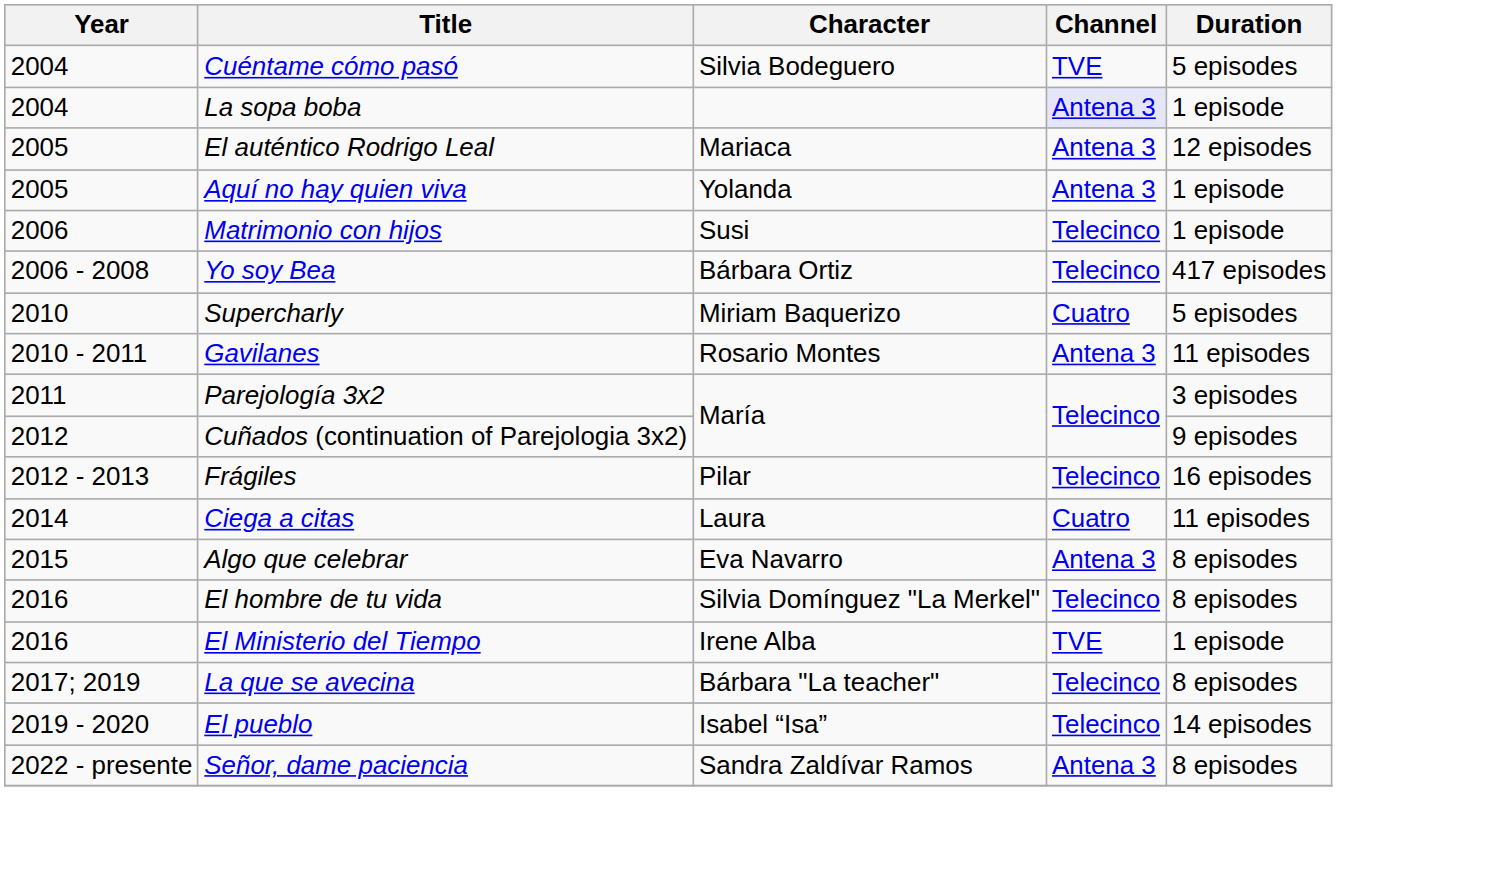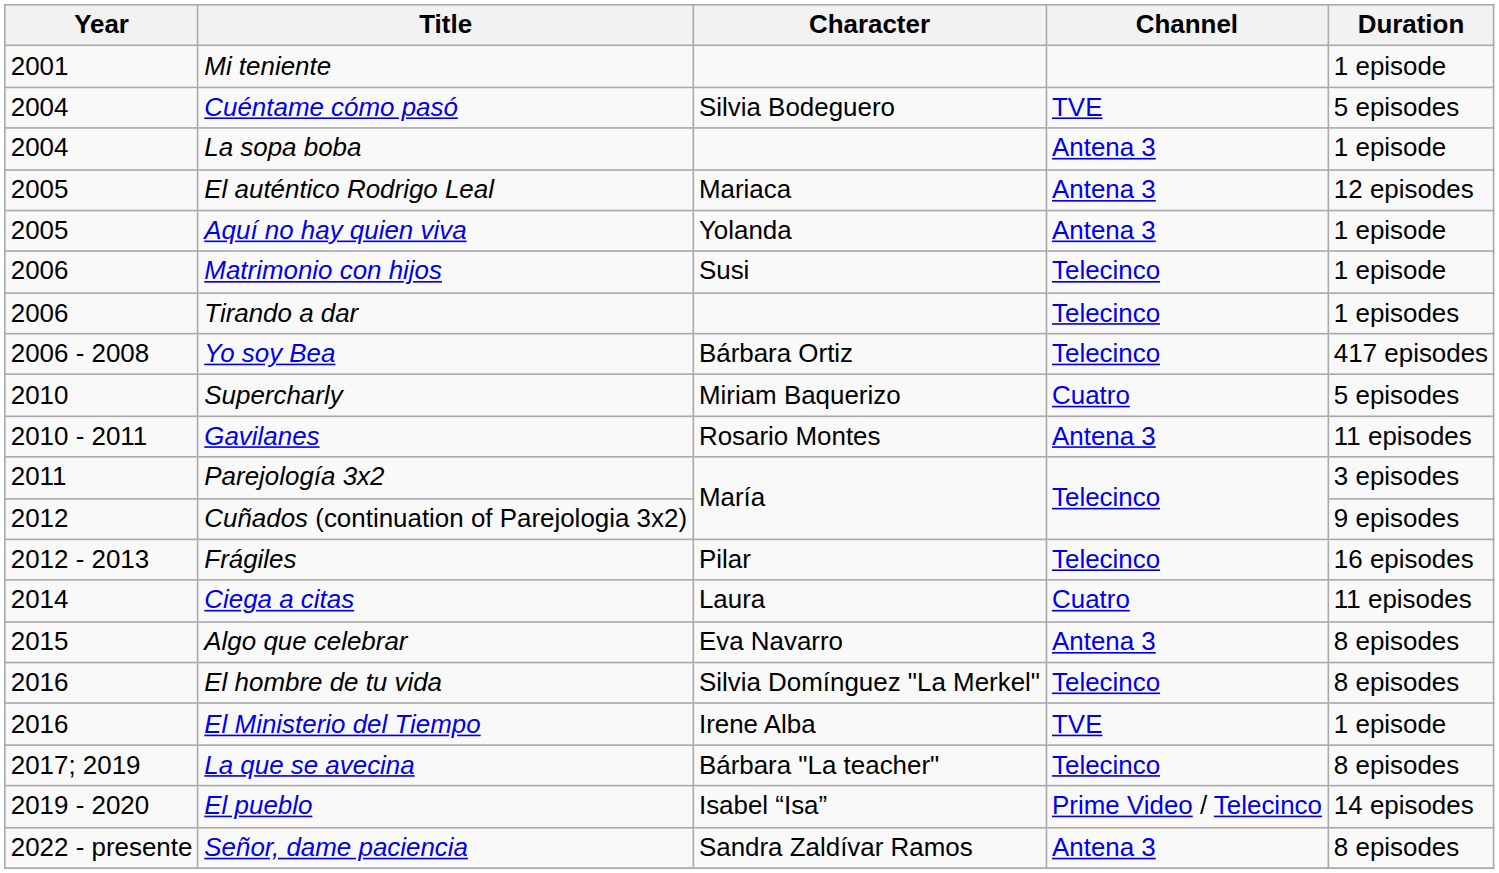+ row: (268, 66)
(1104, 107) lavender background -> (1104, 148) no background
+ row: (281, 312)
(1106, 723) Telecinco -> (1187, 806) Prime Video / Telecinco
